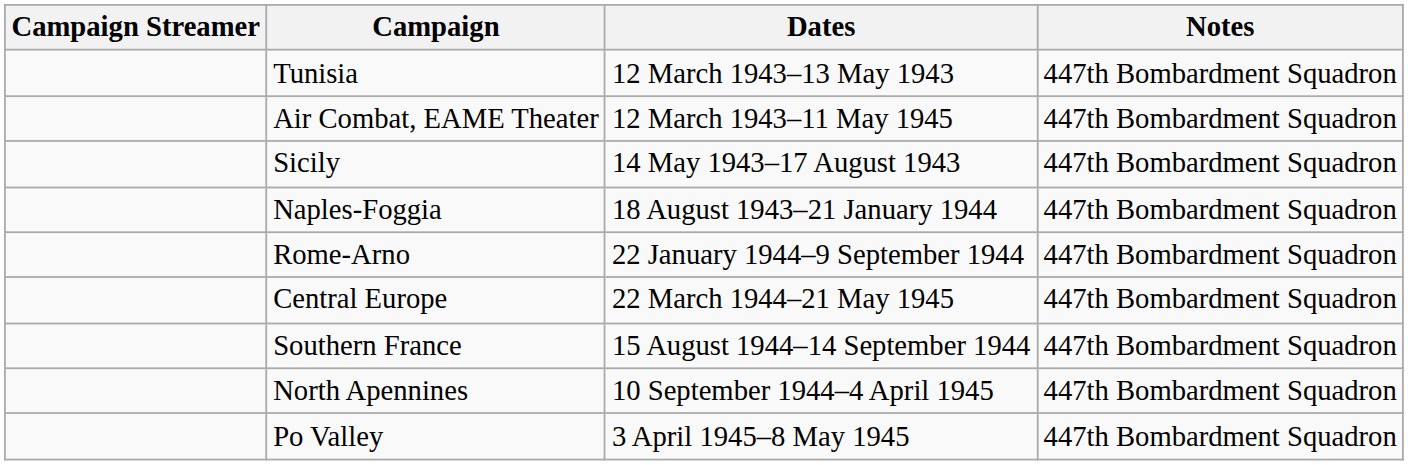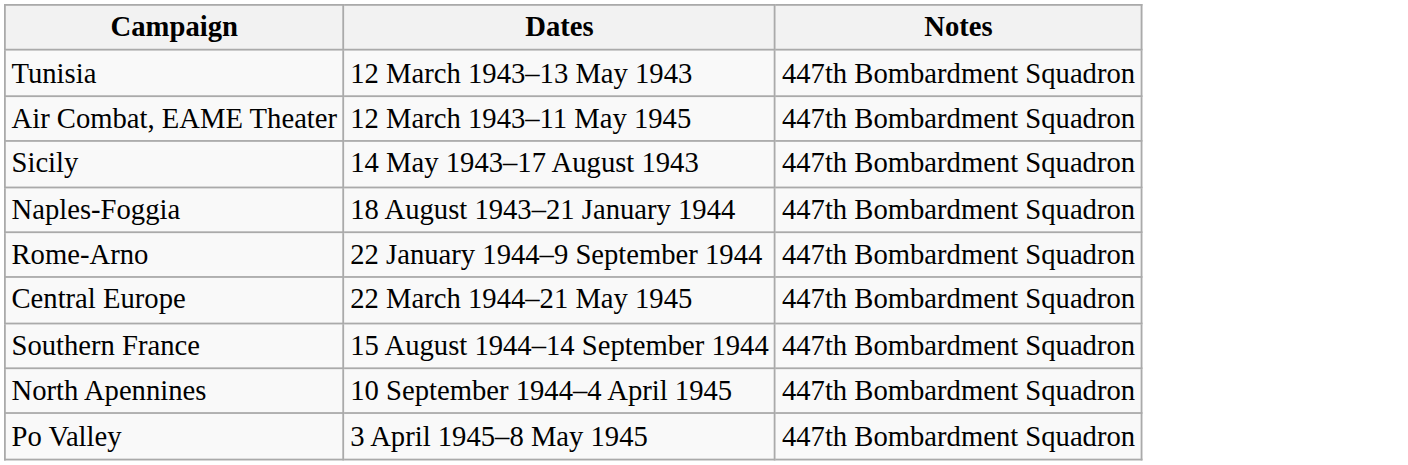- column: (136, 27)
